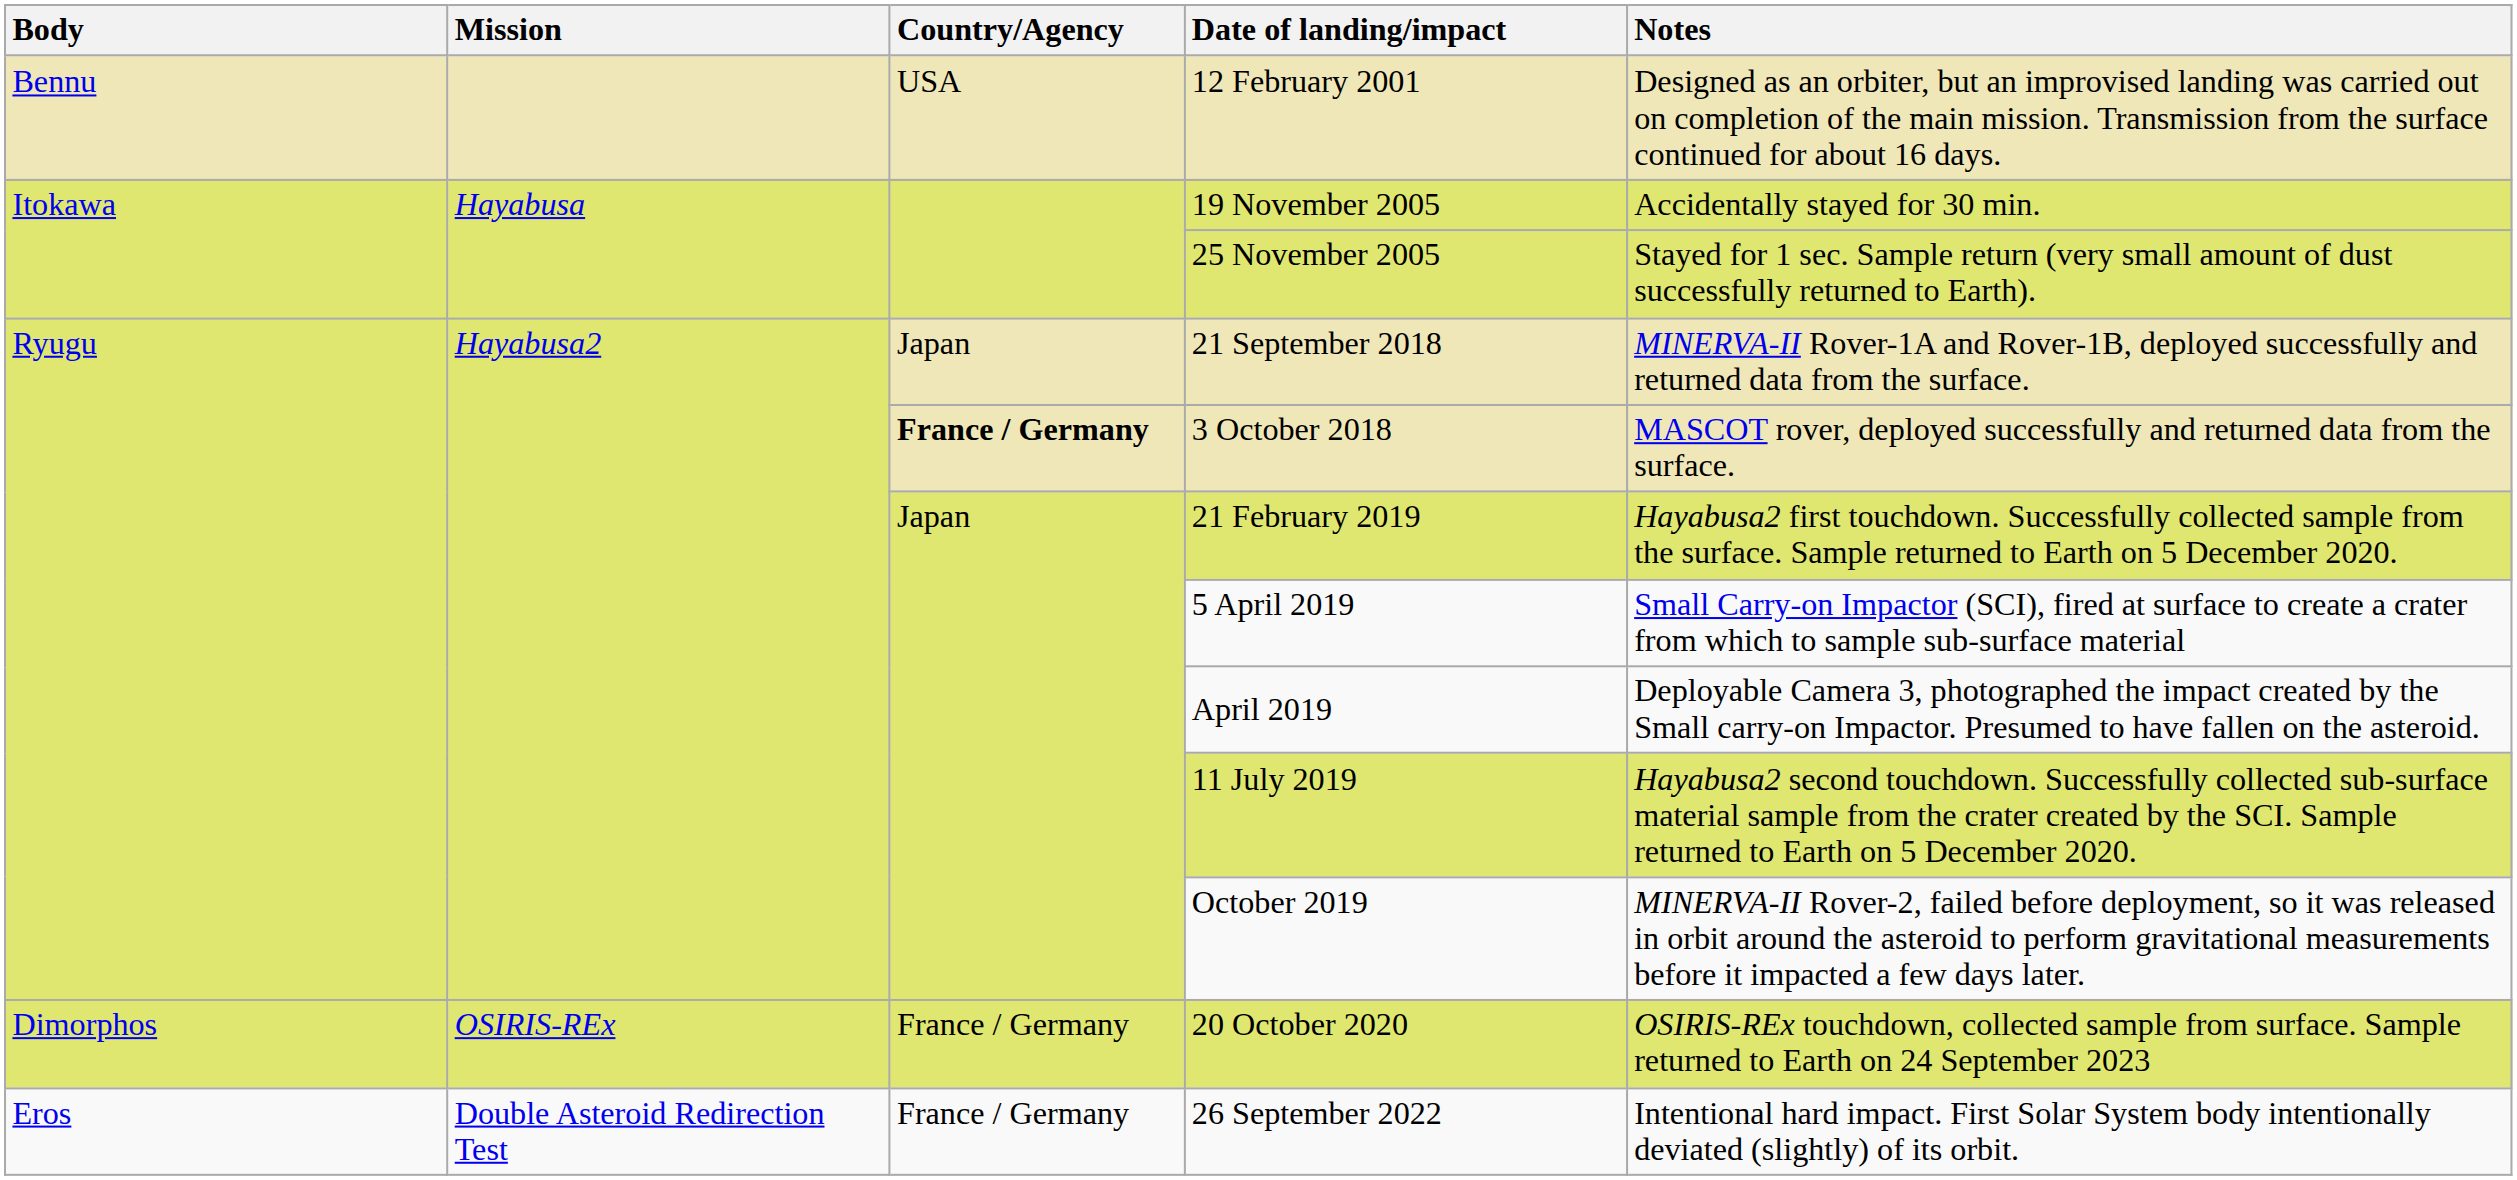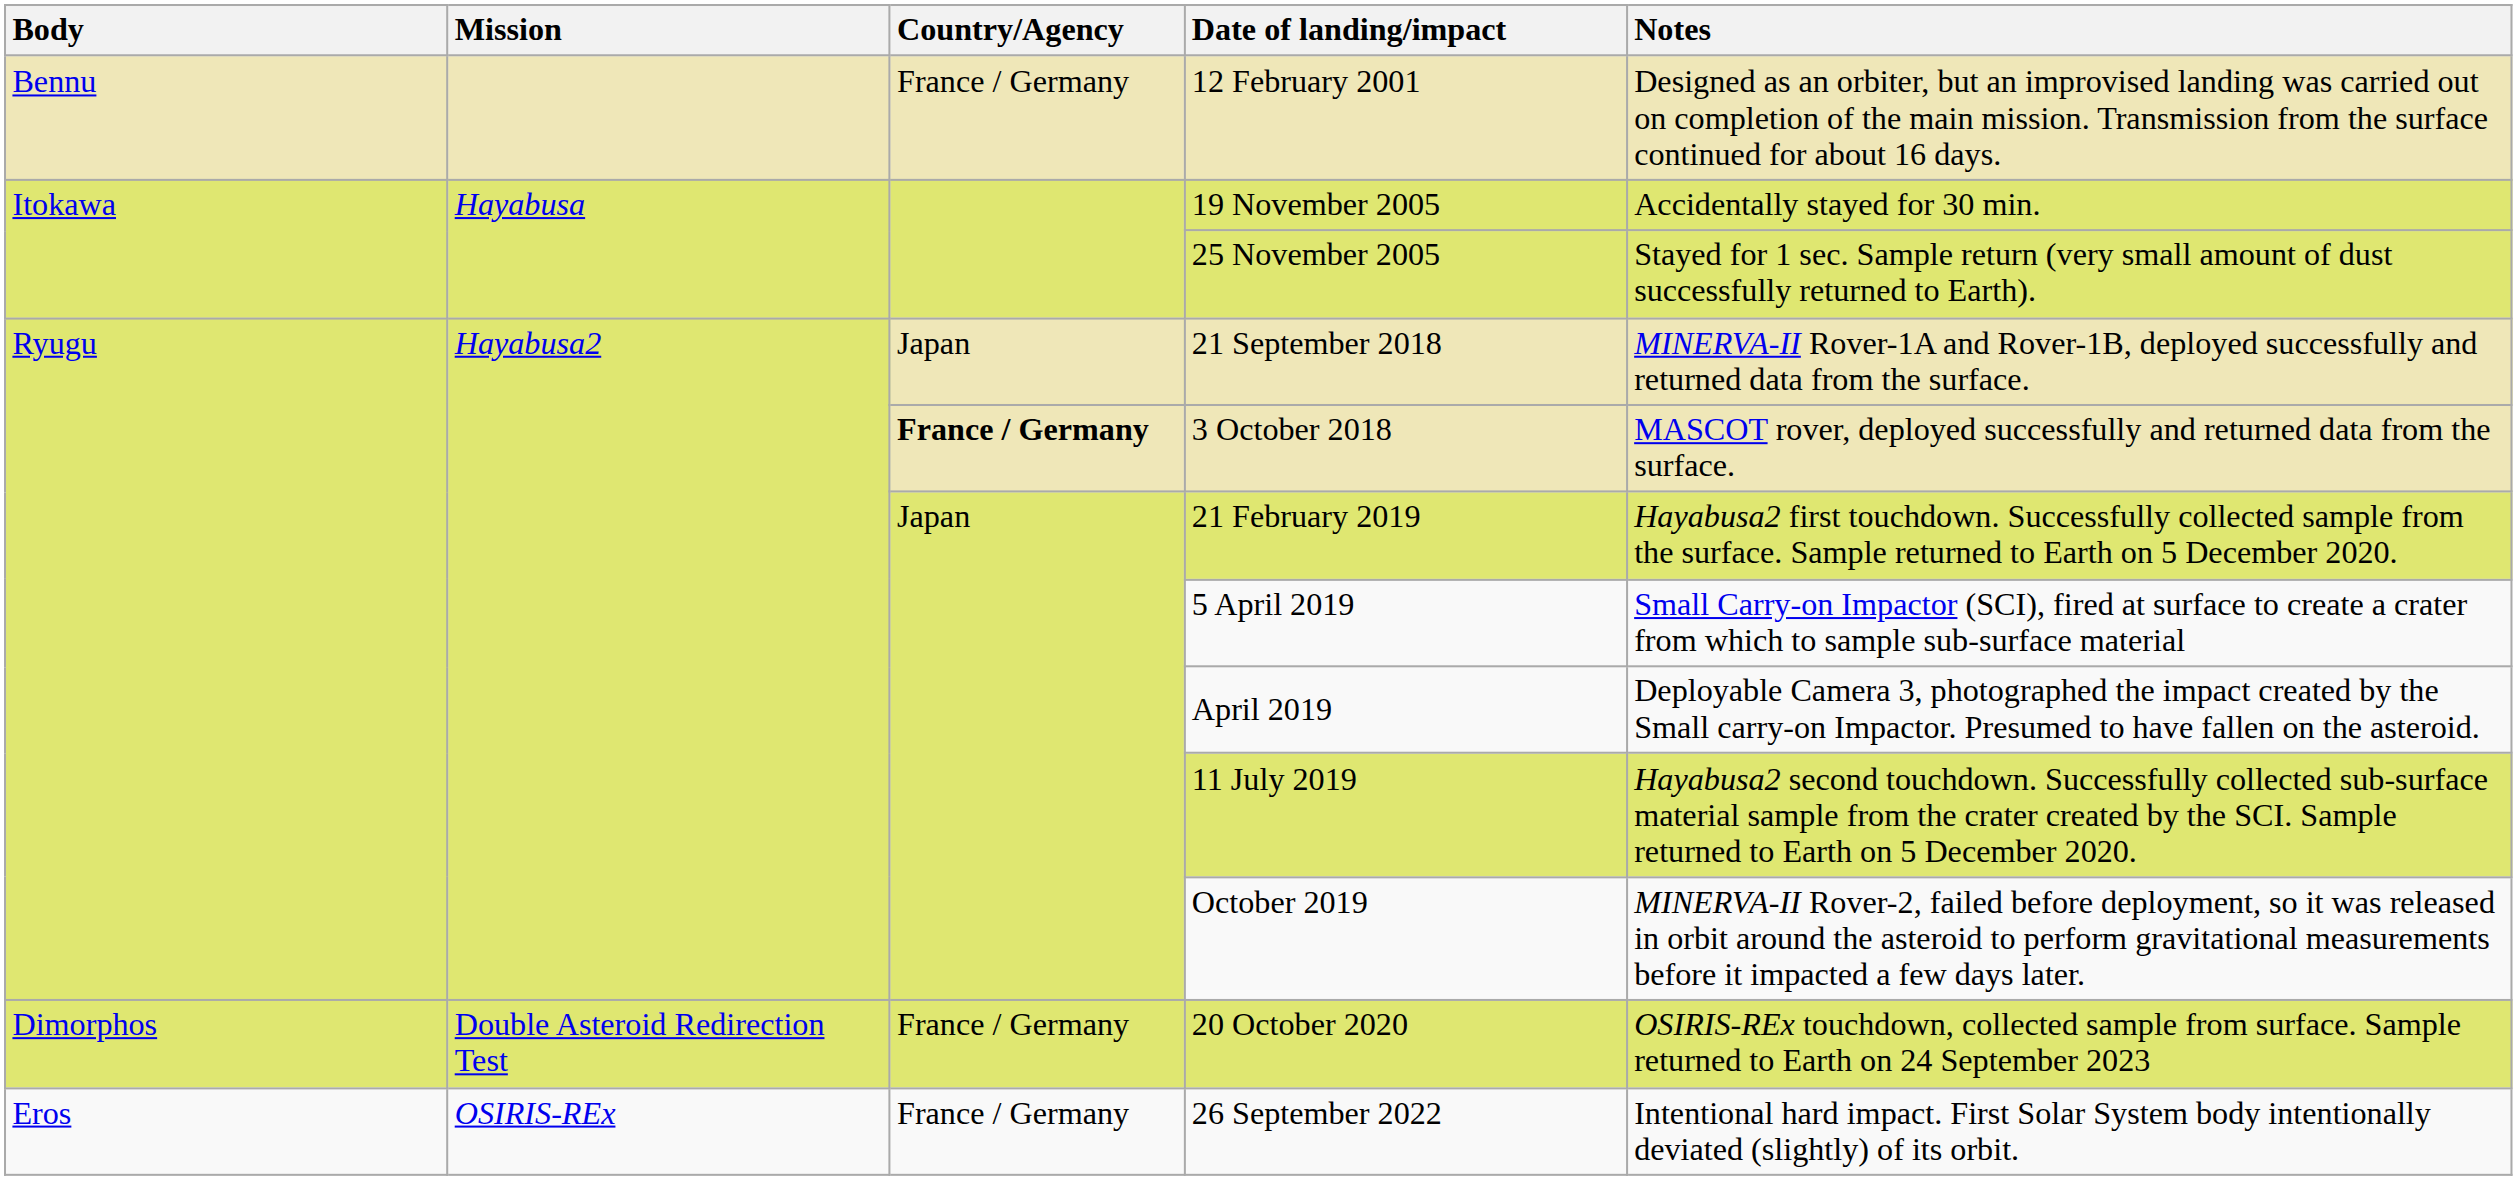(929, 81) USA -> (1013, 81) France / Germany
(535, 1025) OSIRIS-REx -> (640, 1043) Double Asteroid Redirection Test
(640, 1130) Double Asteroid Redirection Test -> (535, 1112) OSIRIS-REx
